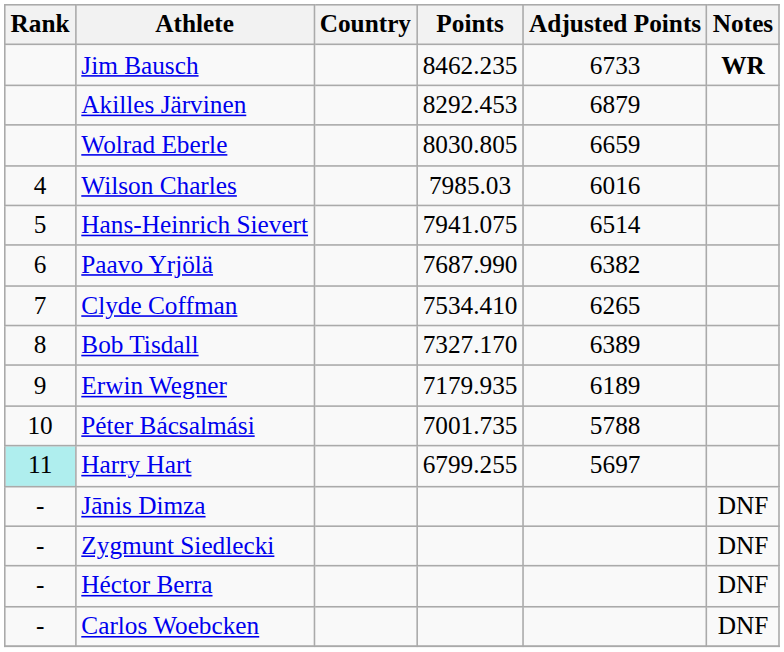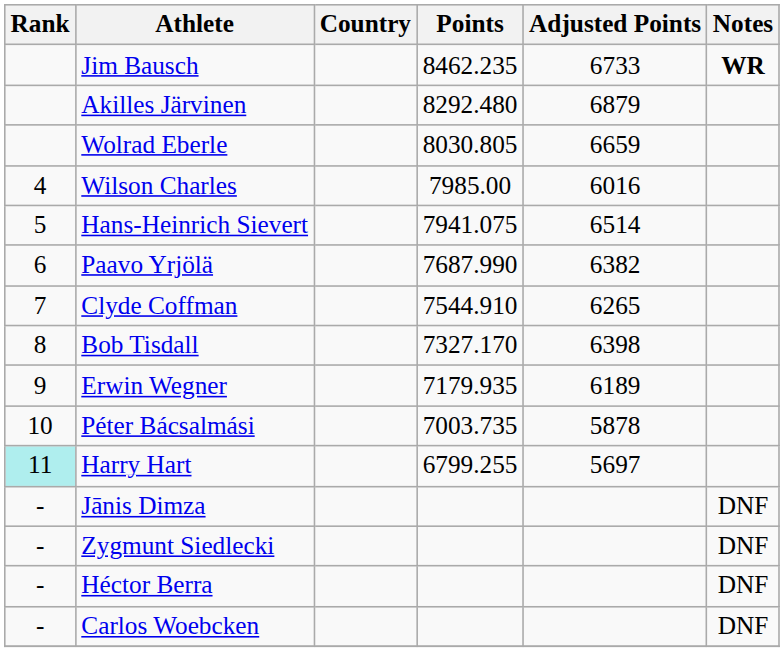(470, 104) 8292.453 -> (470, 104) 8292.480
(470, 184) 7985.03 -> (470, 184) 7985.00
(470, 305) 7534.410 -> (470, 305) 7544.910
(615, 345) 6389 -> (615, 345) 6398
(470, 425) 7001.735 -> (470, 425) 7003.735
(615, 425) 5788 -> (615, 425) 5878
